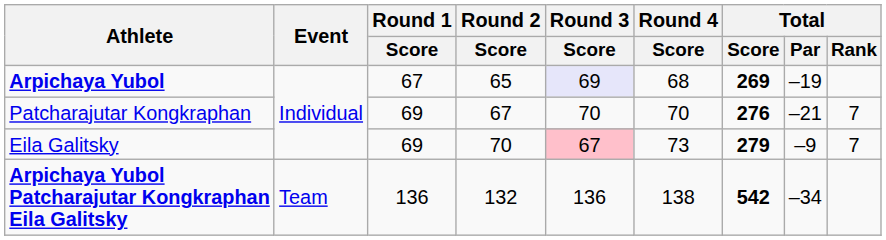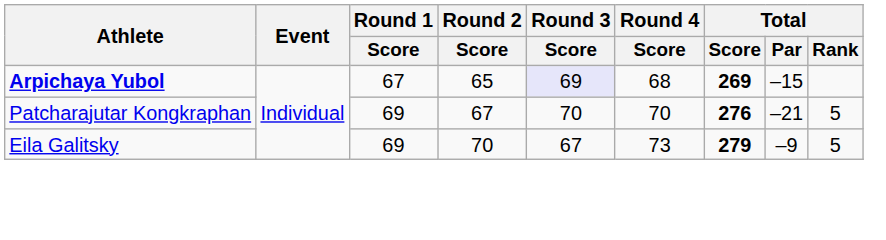(805, 82) –19 -> (787, 82) –15
(854, 113) 7 -> (835, 113) 5
(590, 145) pink background -> (571, 145) no background
(854, 145) 7 -> (835, 145) 5
- row: (140, 198)
